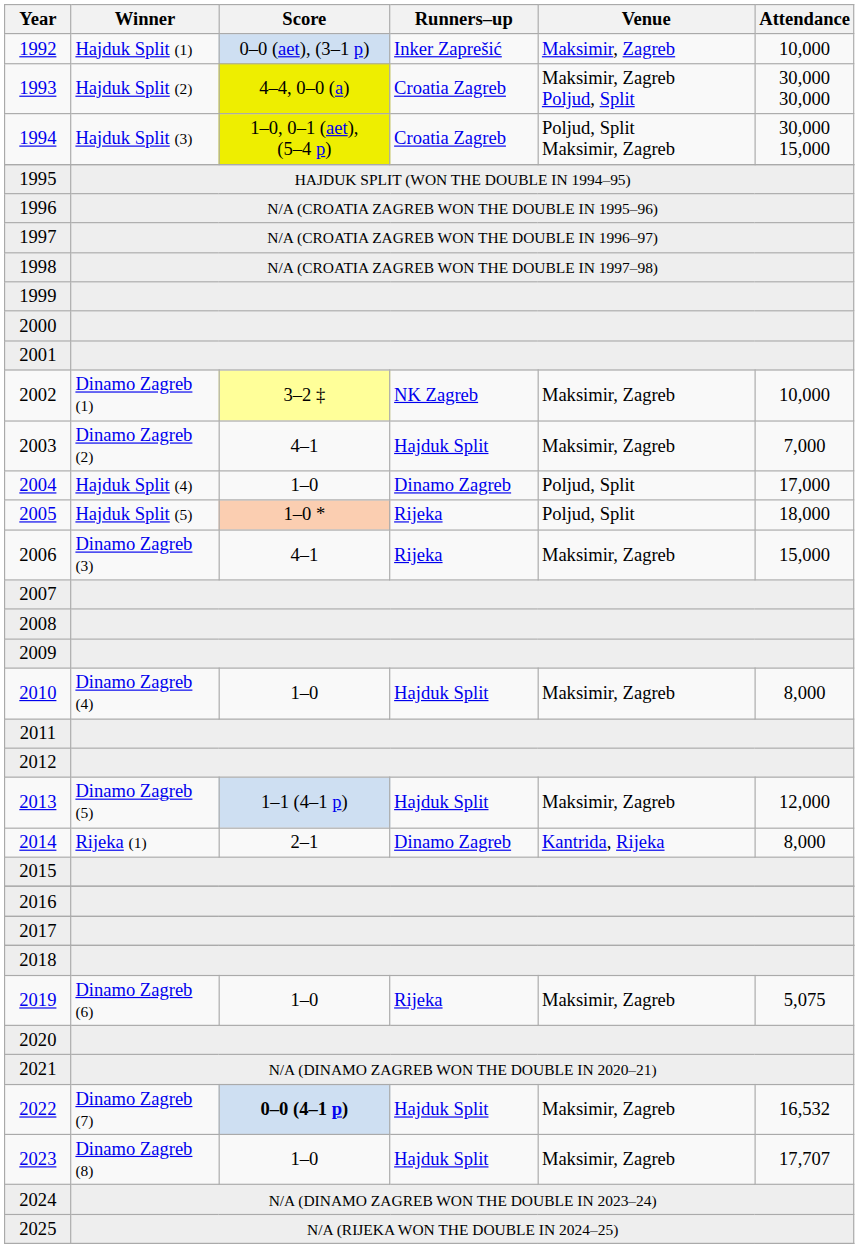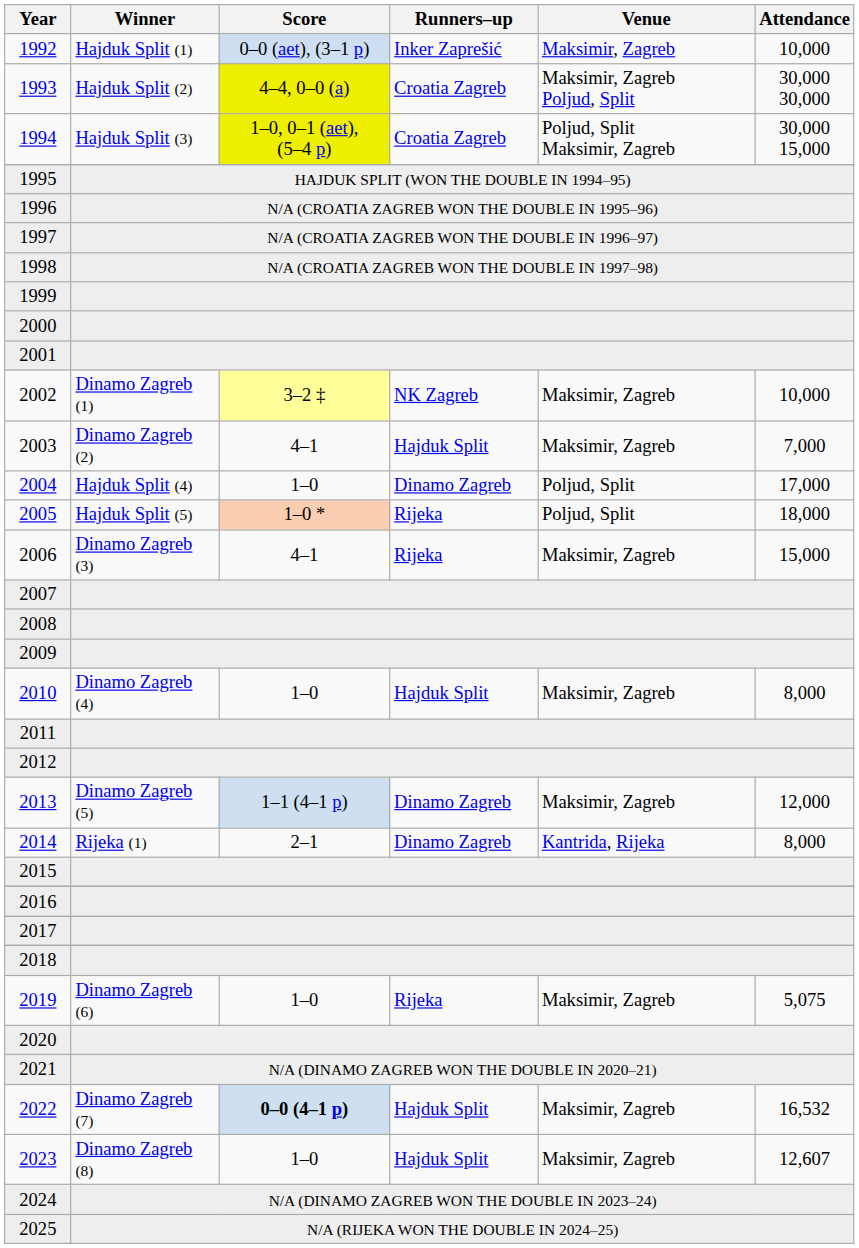(441, 802) Hajduk Split -> (453, 802) Dinamo Zagreb
(805, 1159) 17,707 -> (805, 1159) 12,607
